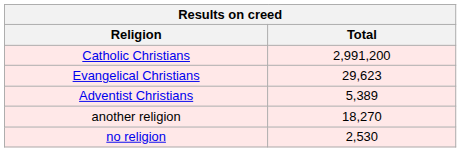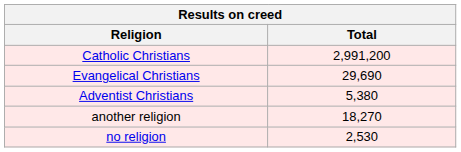(362, 75) 29,623 -> (362, 75) 29,690
(362, 96) 5,389 -> (362, 96) 5,380
